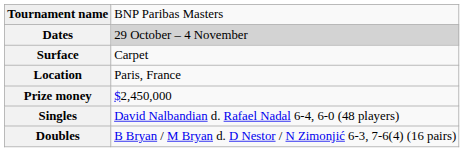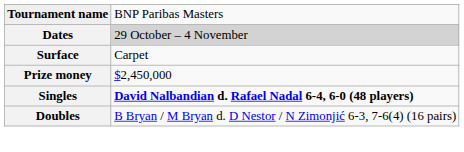- row: (58, 75)
(257, 116) normal -> (264, 95) bold
